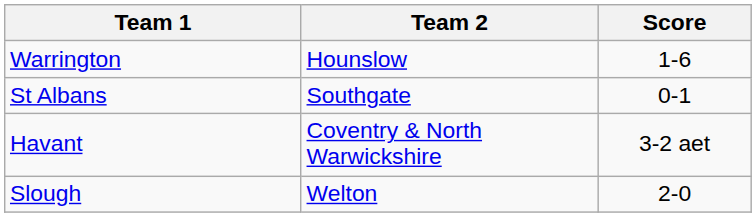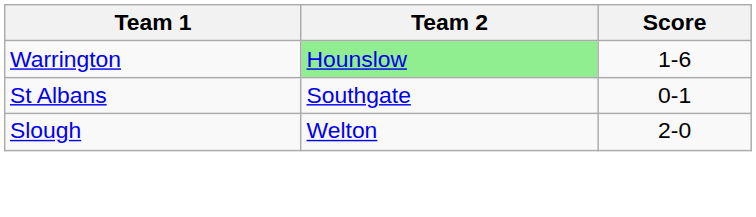(357, 58) no background -> (357, 58) lightgreen background
- row: (46, 144)
